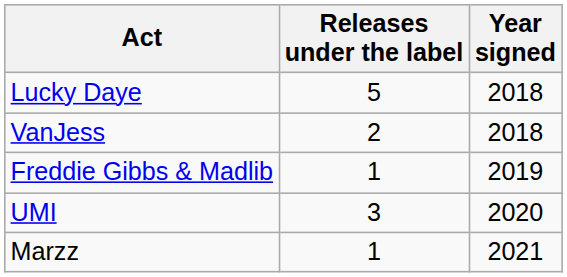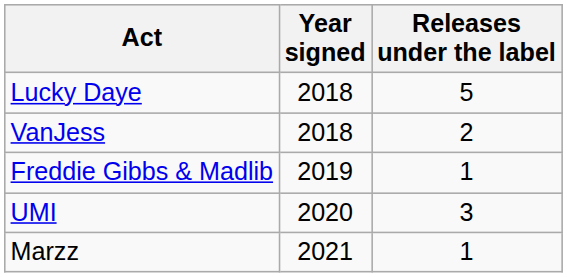columns swapped: (515, 38) <-> (374, 38)
